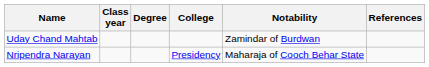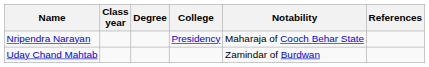rows swapped: (49, 54) <-> (52, 39)
